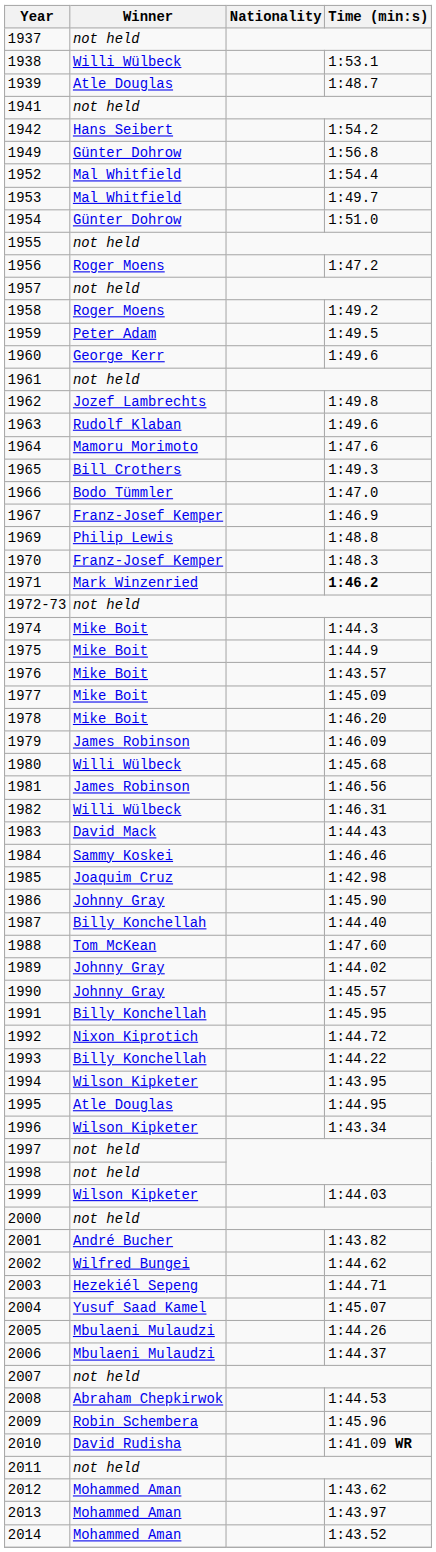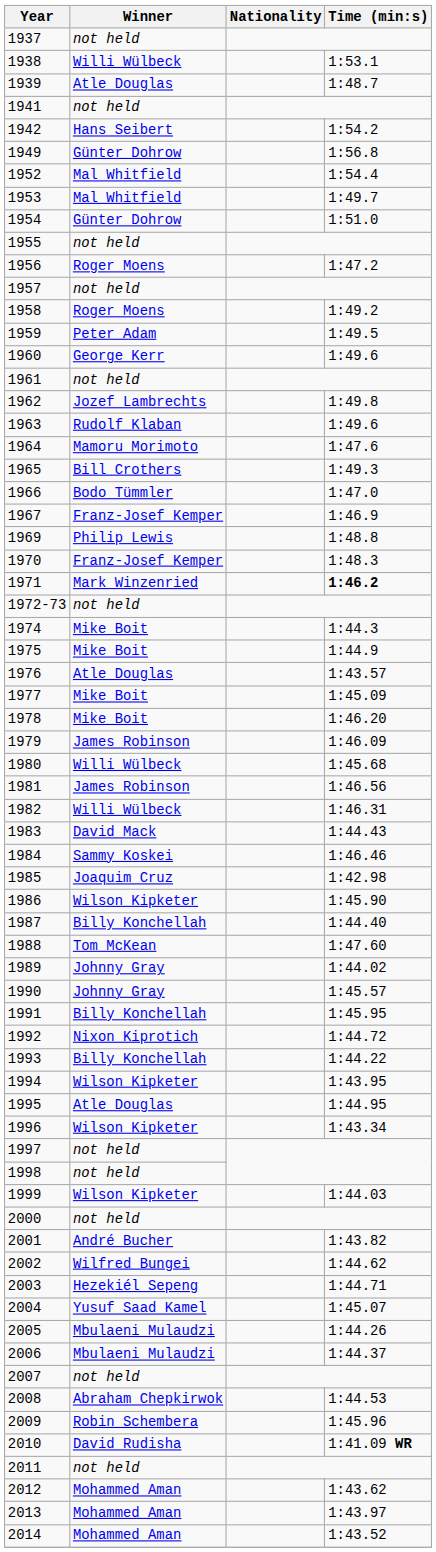(110, 674) Mike Boit -> (123, 674) Atle Douglas
(119, 901) Johnny Gray -> (136, 901) Wilson Kipketer
